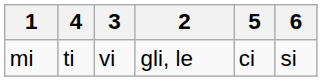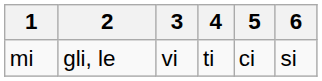columns swapped: (185, 22) <-> (76, 22)
